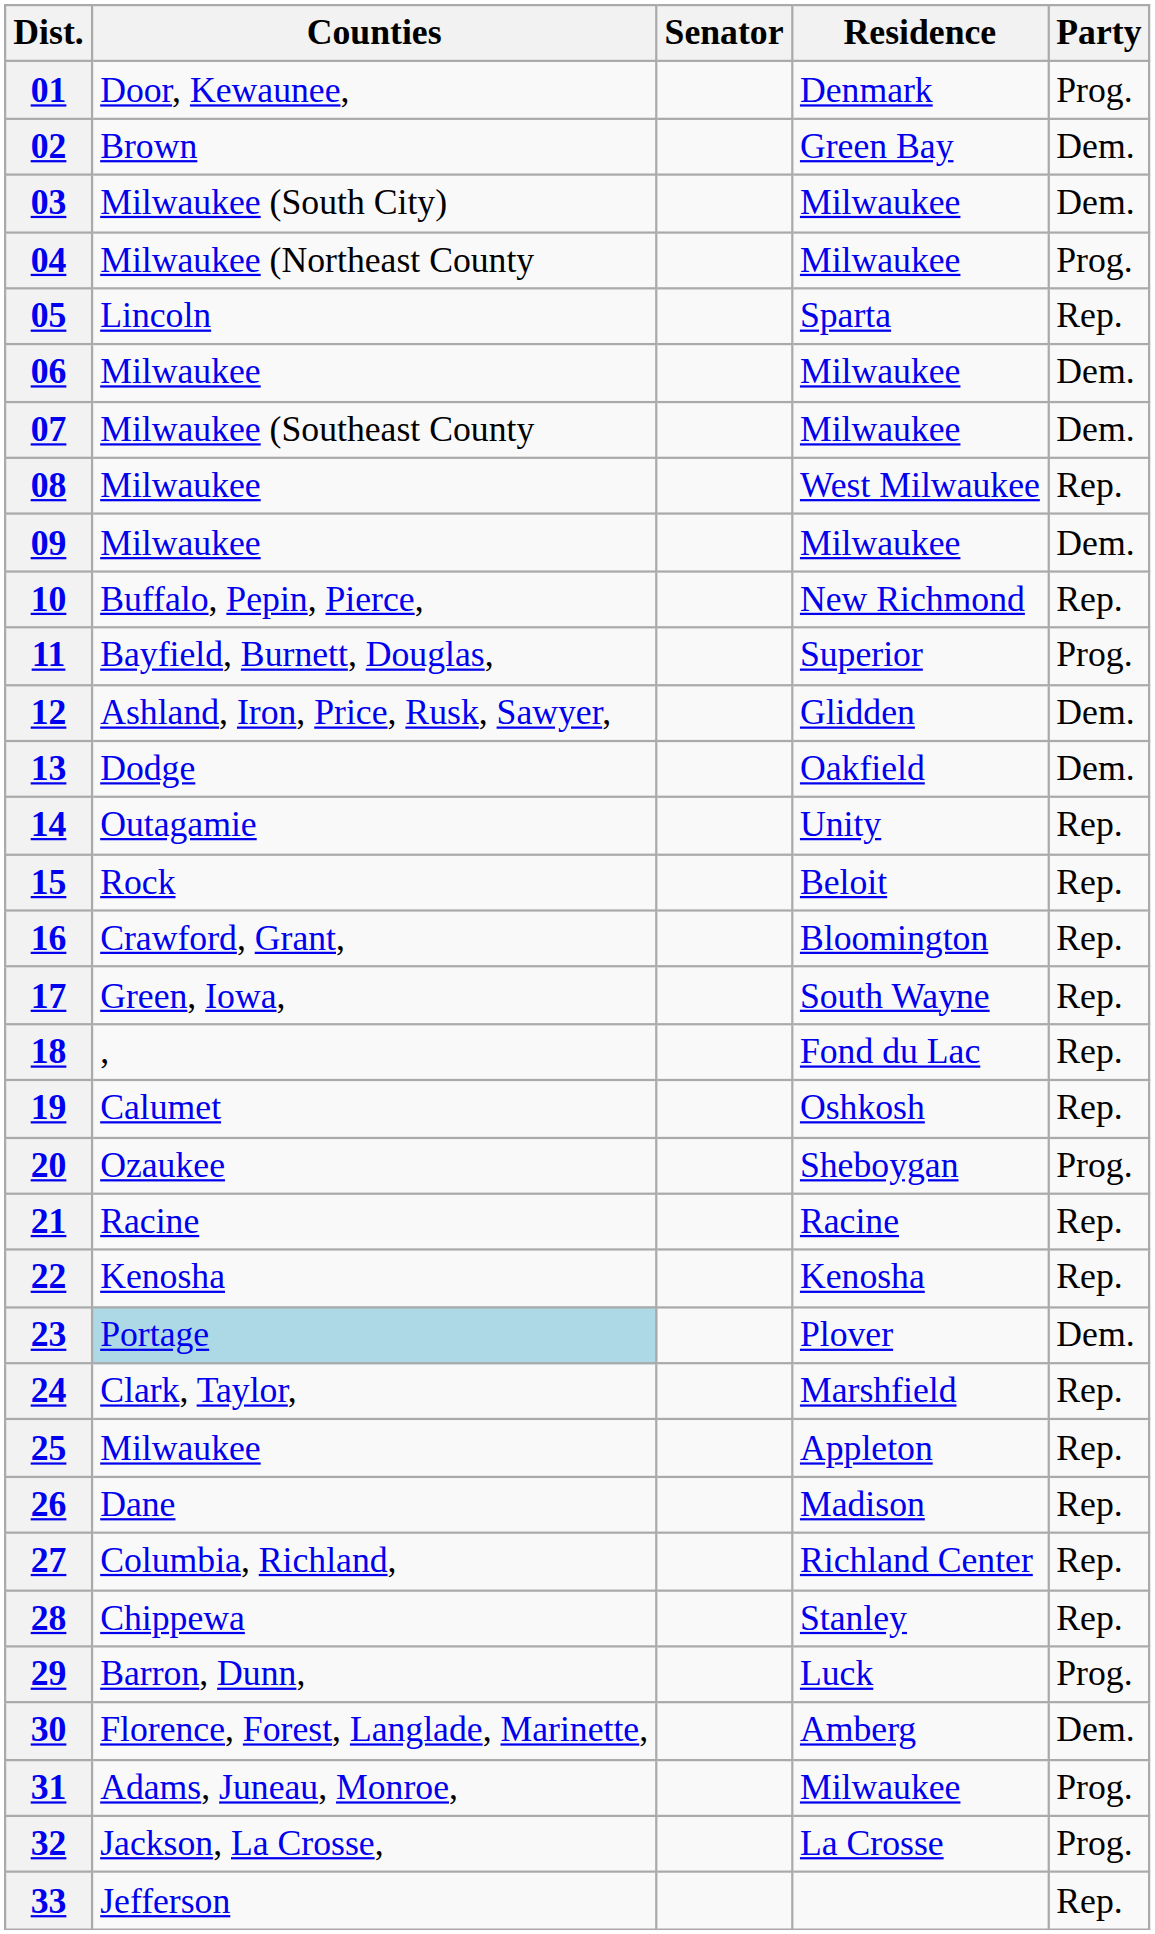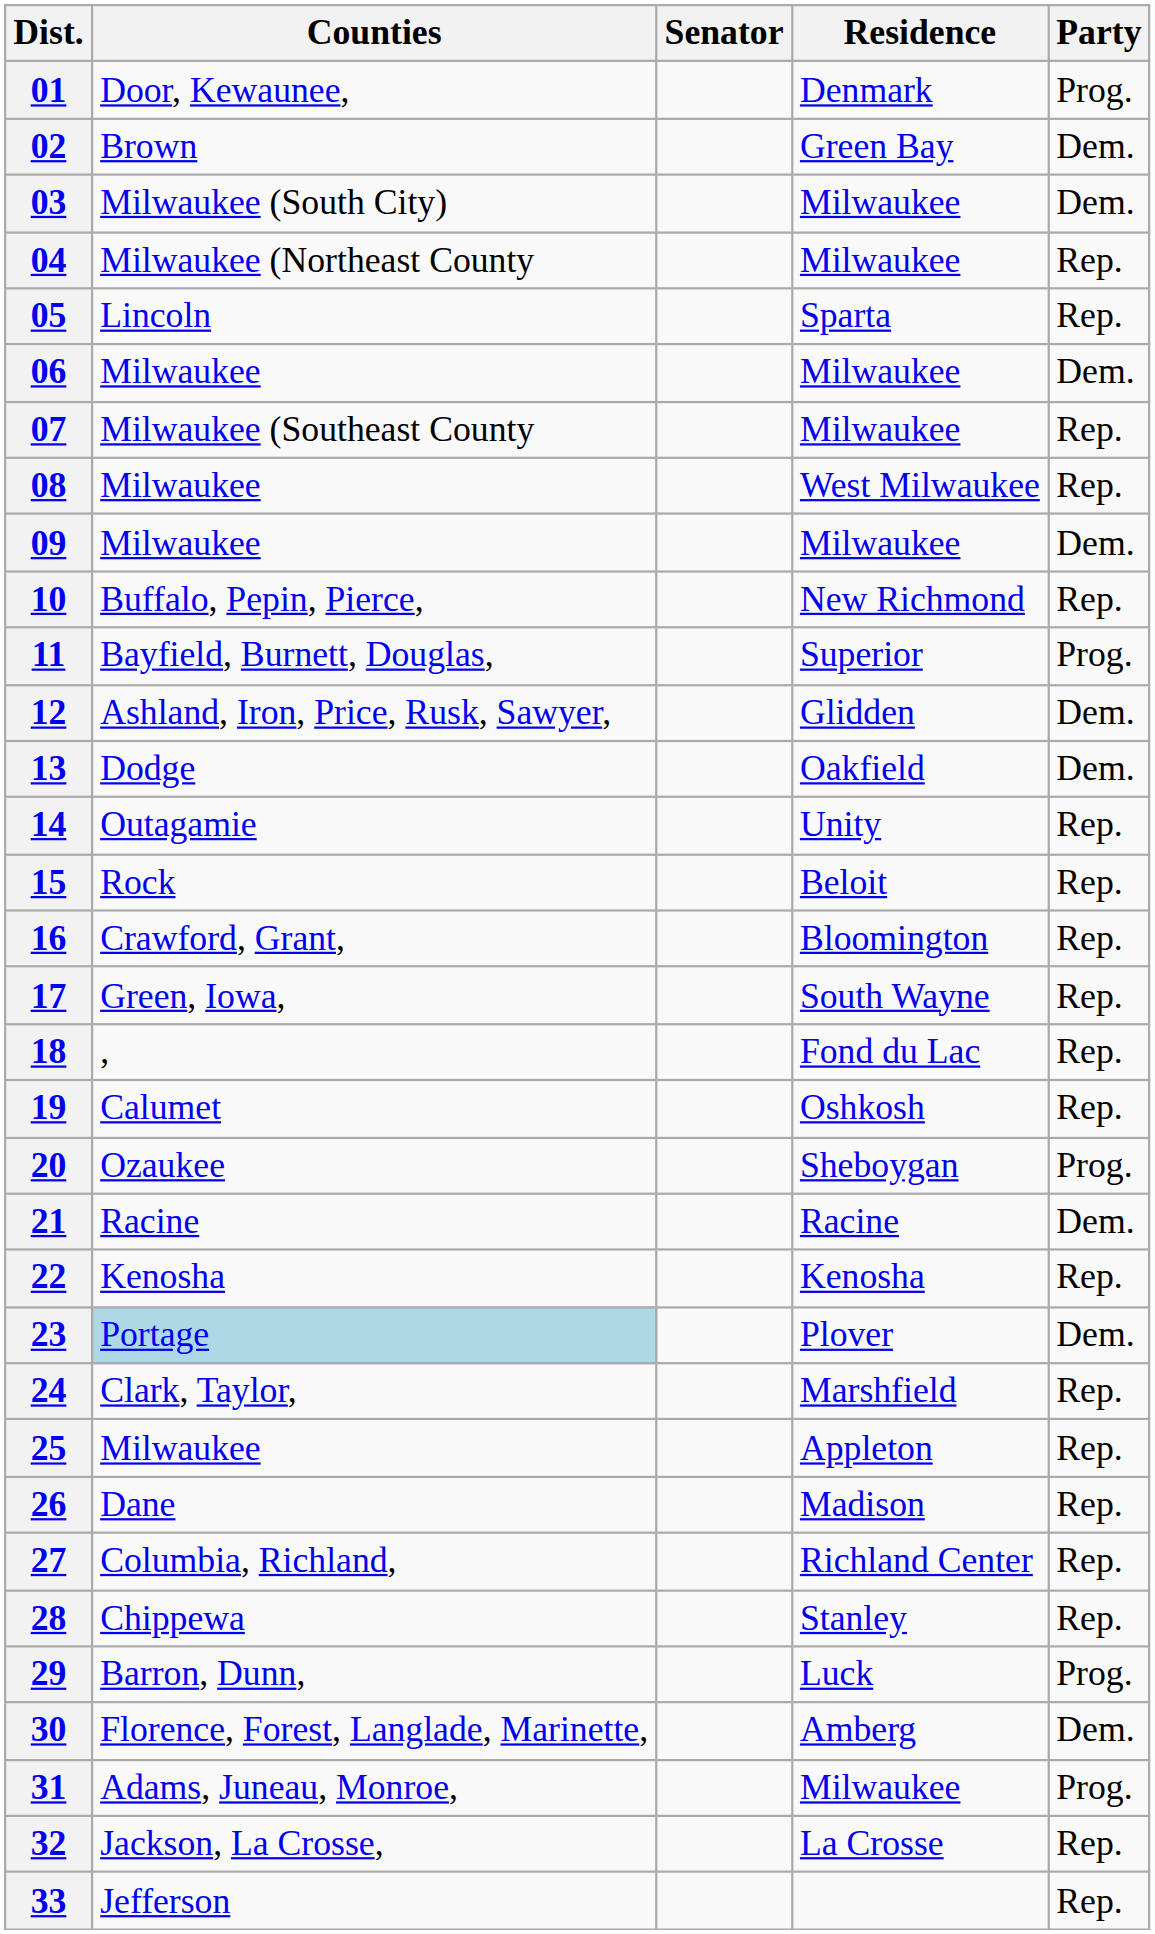(1094, 259) Prog. -> (1089, 259) Rep.
(1095, 428) Dem. -> (1089, 428) Rep.
(1089, 1221) Rep. -> (1095, 1221) Dem.
(1094, 1843) Prog. -> (1089, 1843) Rep.
